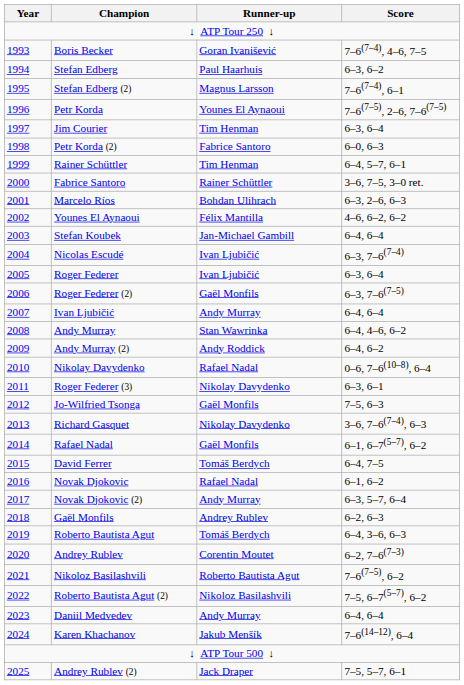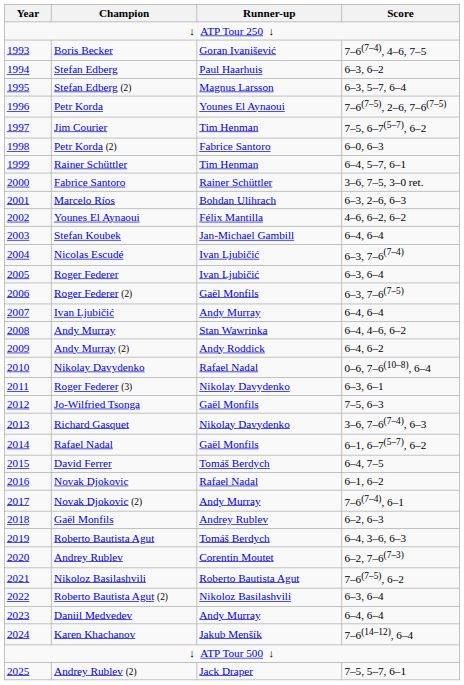(374, 88) 7–6(7–4), 6–1 -> (375, 87) 6–3, 5–7, 6–4
(364, 129) 6–3, 6–4 -> (385, 127) 7–5, 6–7(5–7), 6–2
(375, 499) 6–3, 5–7, 6–4 -> (374, 500) 7–6(7–4), 6–1
(385, 595) 7–5, 6–7(5–7), 6–2 -> (364, 597) 6–3, 6–4
